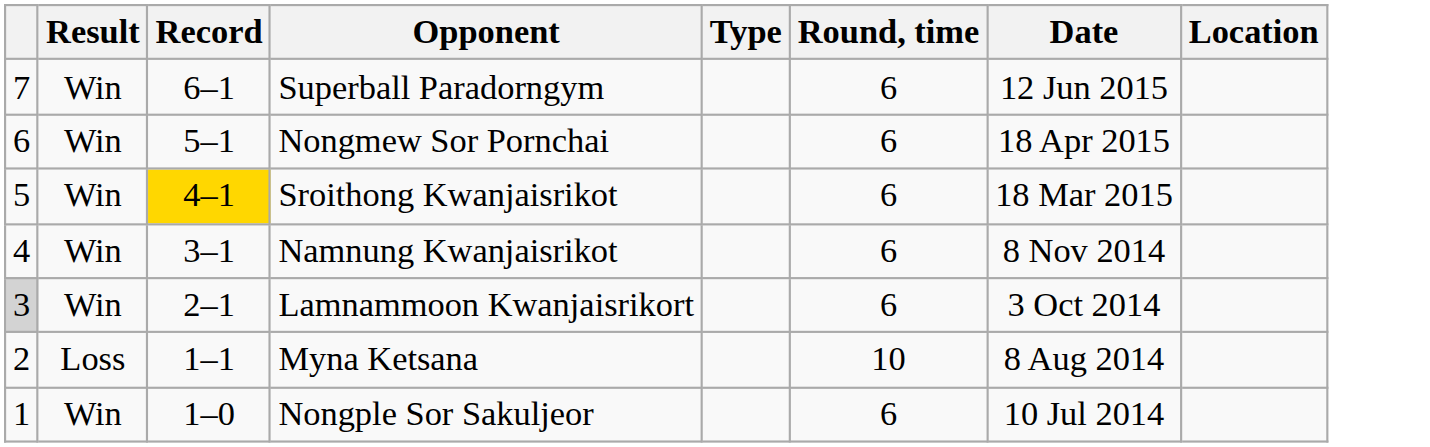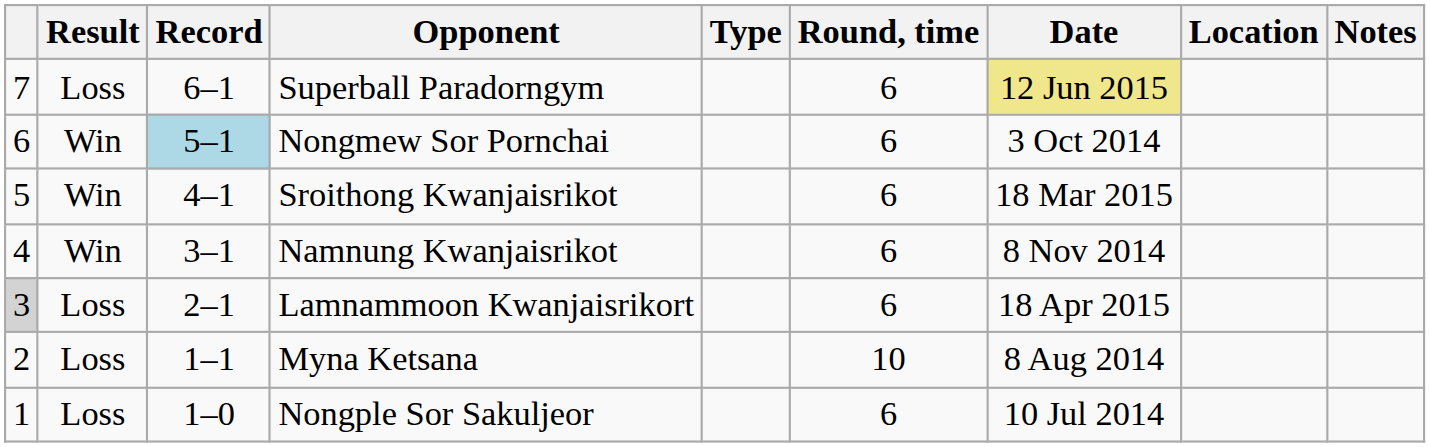+ column: (1376, 31)
(93, 86) Win -> (93, 86) Loss
(1084, 86) no background -> (1084, 86) khaki background
(209, 140) no background -> (209, 140) lightblue background
(1084, 140) 18 Apr 2015 -> (1084, 140) 3 Oct 2014
(209, 195) gold background -> (209, 195) no background
(93, 304) Win -> (93, 304) Loss
(1084, 304) 3 Oct 2014 -> (1084, 304) 18 Apr 2015
(93, 413) Win -> (93, 413) Loss
